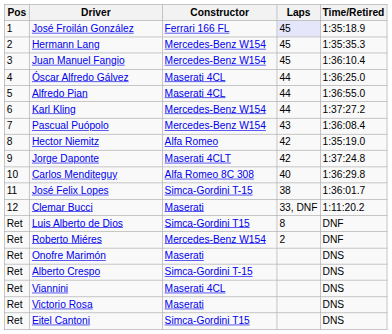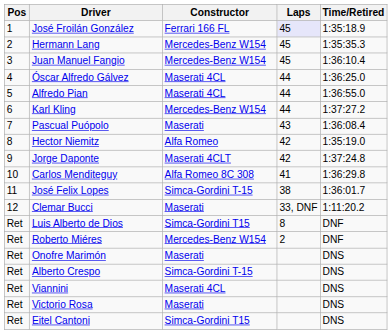(215, 126) Mercedes-Benz W154 -> (184, 126) Maserati
(285, 175) 40 -> (285, 175) 41
